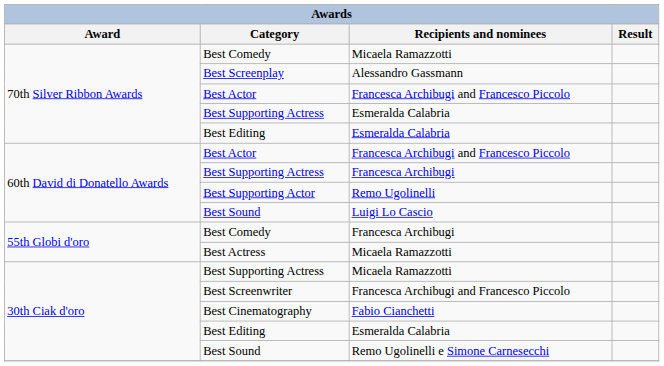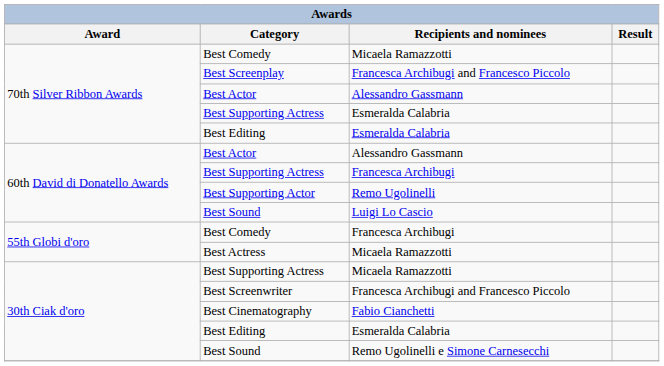(407, 73) Alessandro Gassmann -> (461, 73) Francesca Archibugi and Francesco Piccolo
(461, 93) Francesca Archibugi and Francesco Piccolo -> (407, 93) Alessandro Gassmann
(461, 152) Francesca Archibugi and Francesco Piccolo -> (407, 152) Alessandro Gassmann
